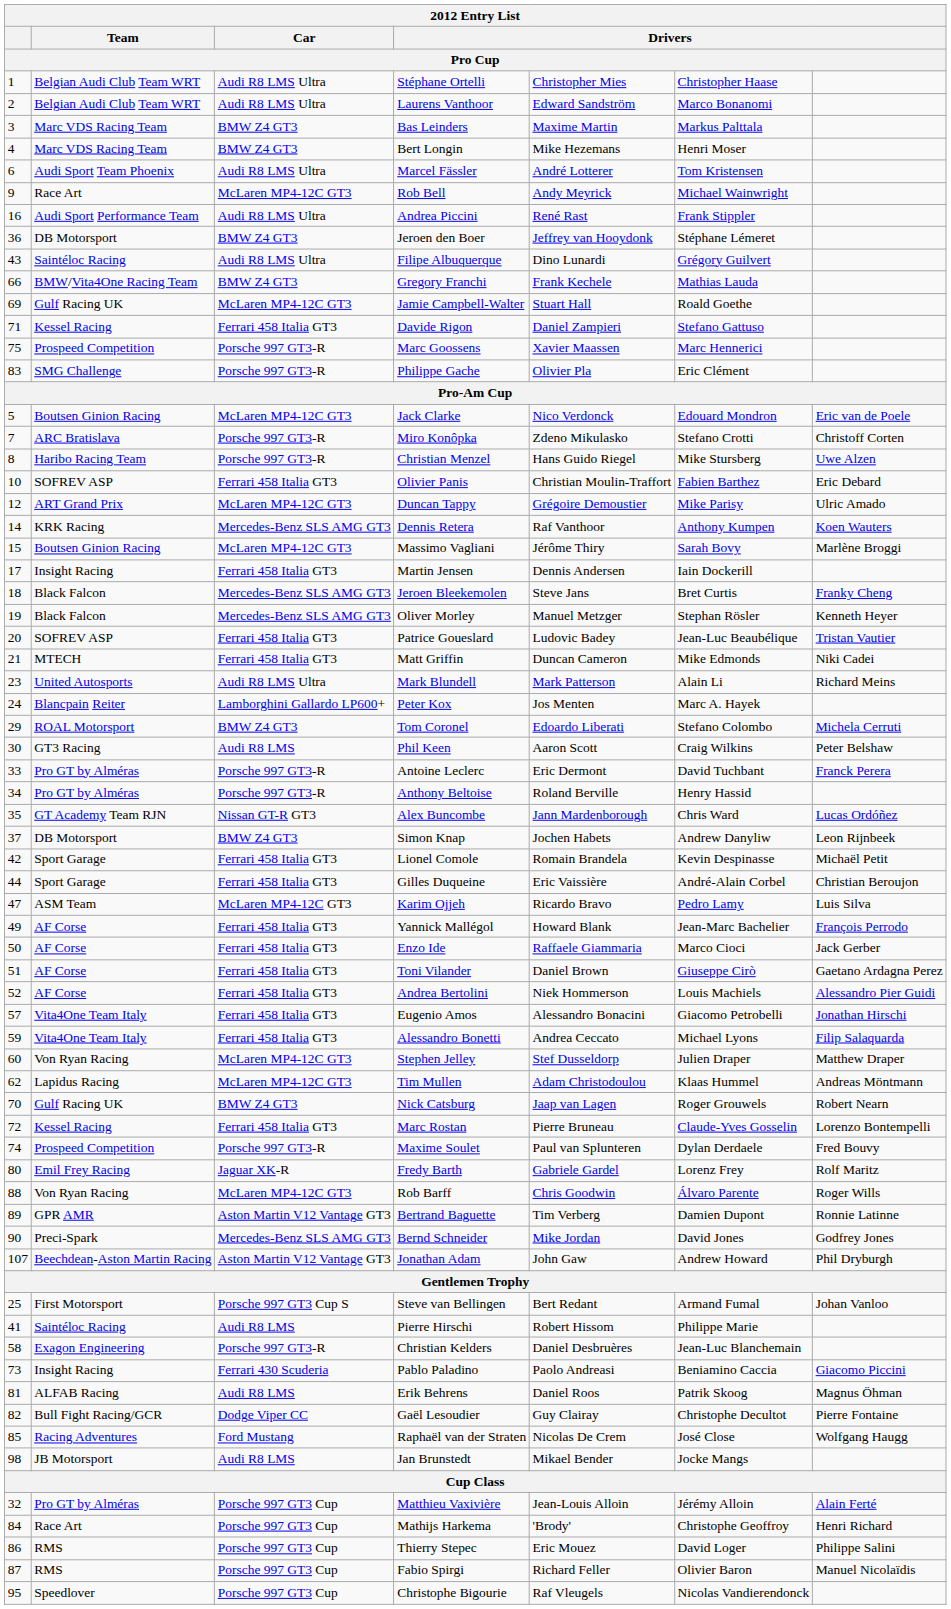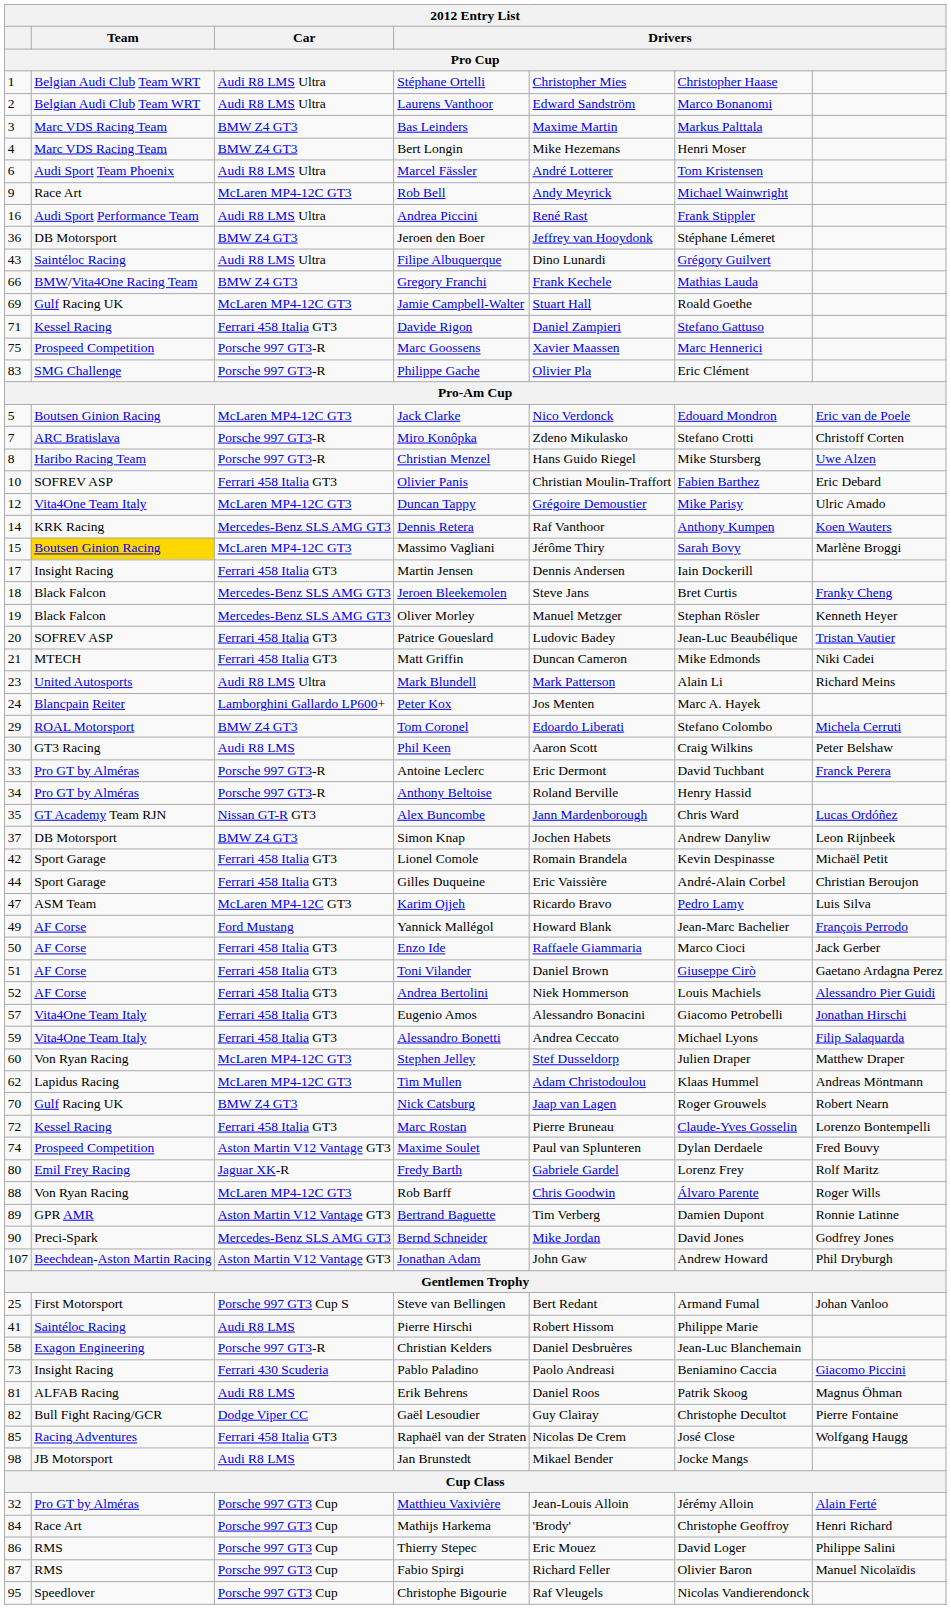(79, 503) ART Grand Prix -> (90, 503) Vita4One Team Italy
(97, 548) no background -> (97, 548) gold background
(277, 925) Ferrari 458 Italia GT3 -> (256, 925) Ford Mustang
(272, 1148) Porsche 997 GT3-R -> (304, 1148) Aston Martin V12 Vantage GT3
(256, 1436) Ford Mustang -> (277, 1436) Ferrari 458 Italia GT3
